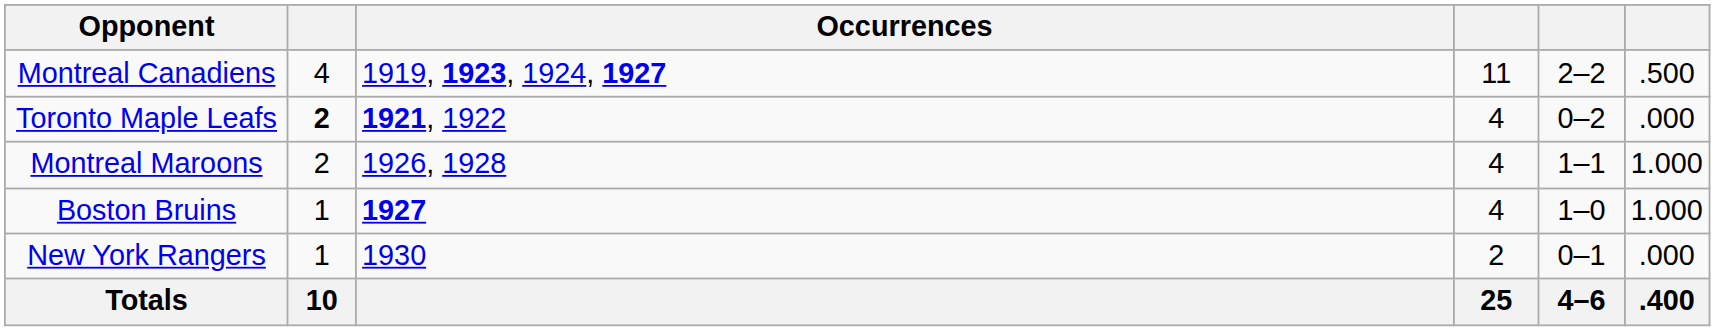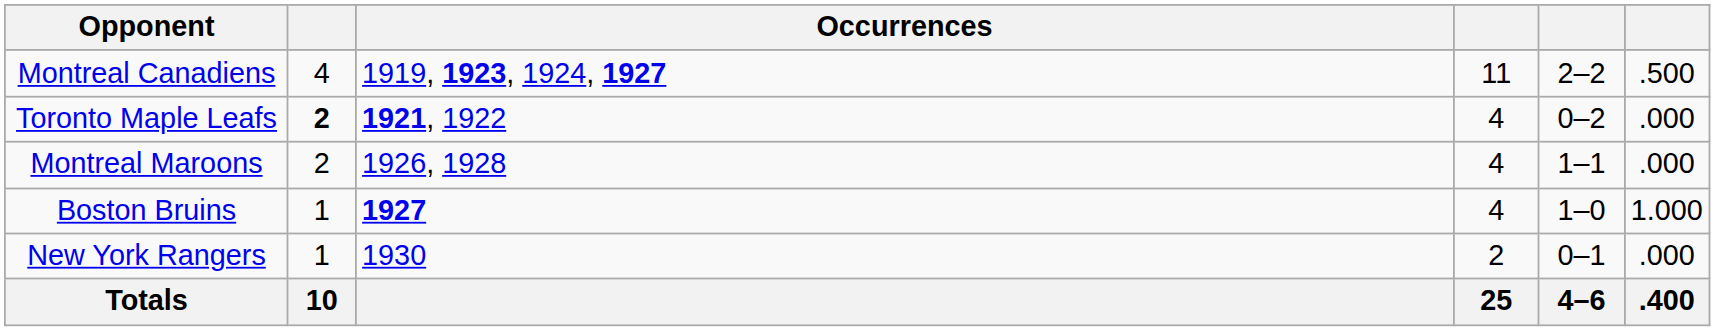(1667, 164) 1.000 -> (1667, 164) .000
